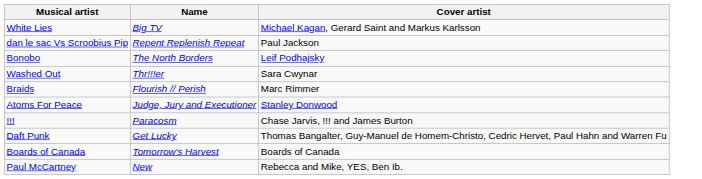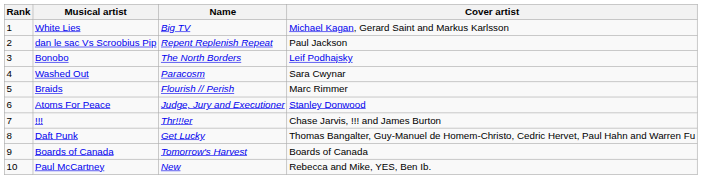+ column: (18, 12)
(148, 74) Thr!!!er -> (183, 74) Paracosm
(155, 120) Paracosm -> (177, 120) Thr!!!er
